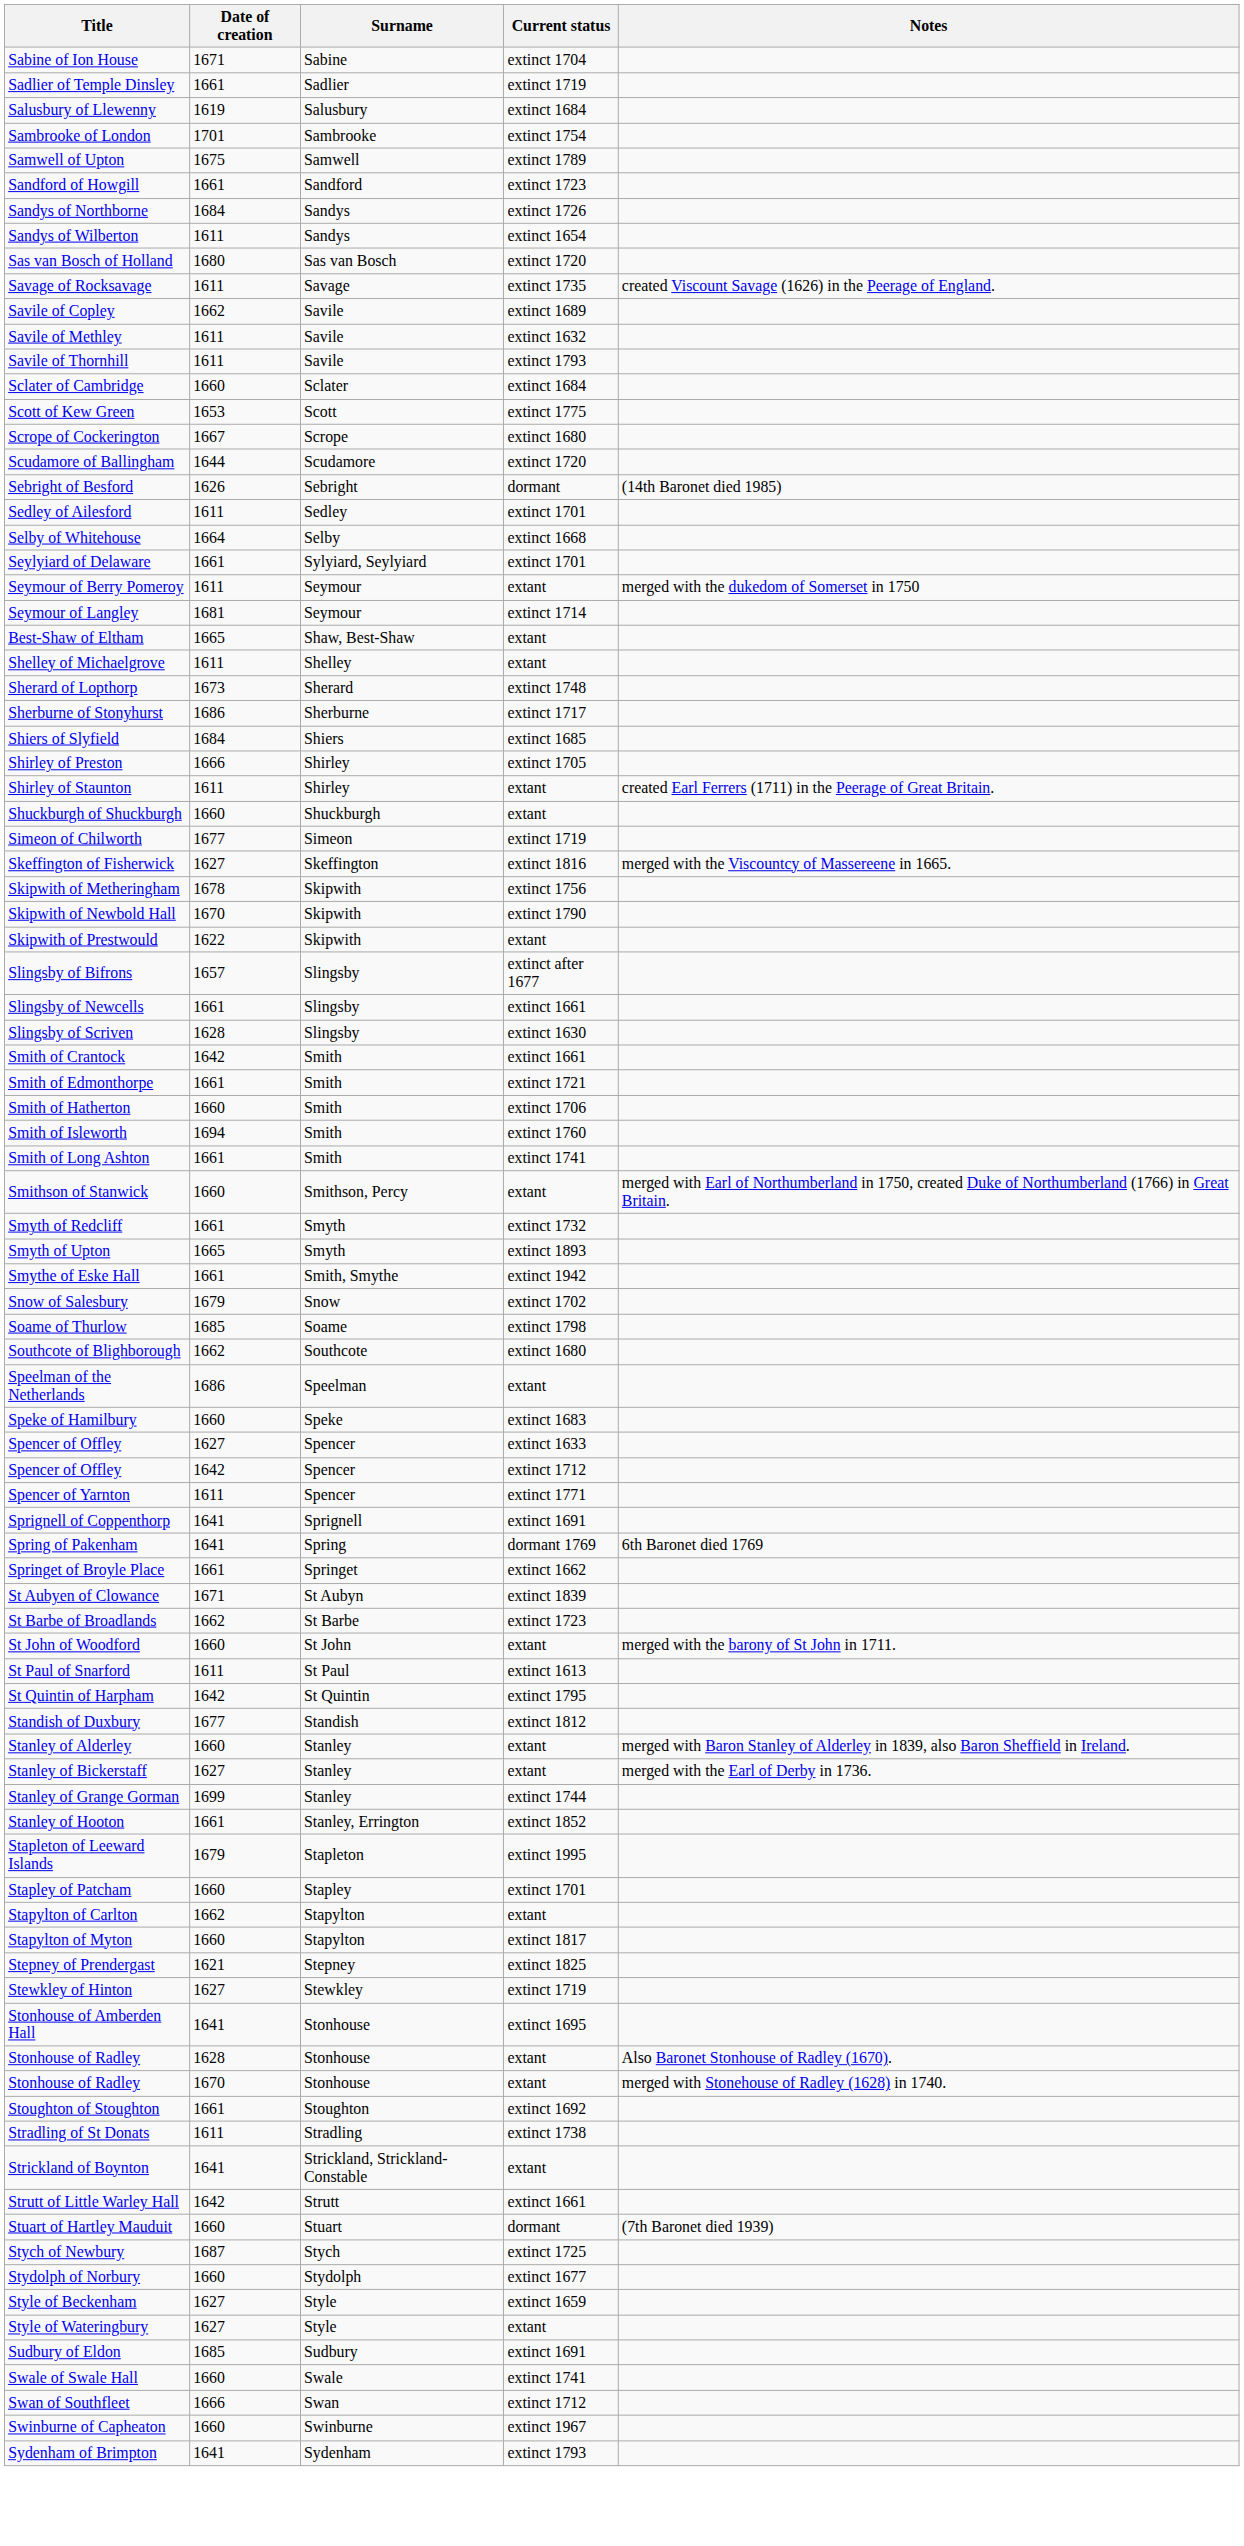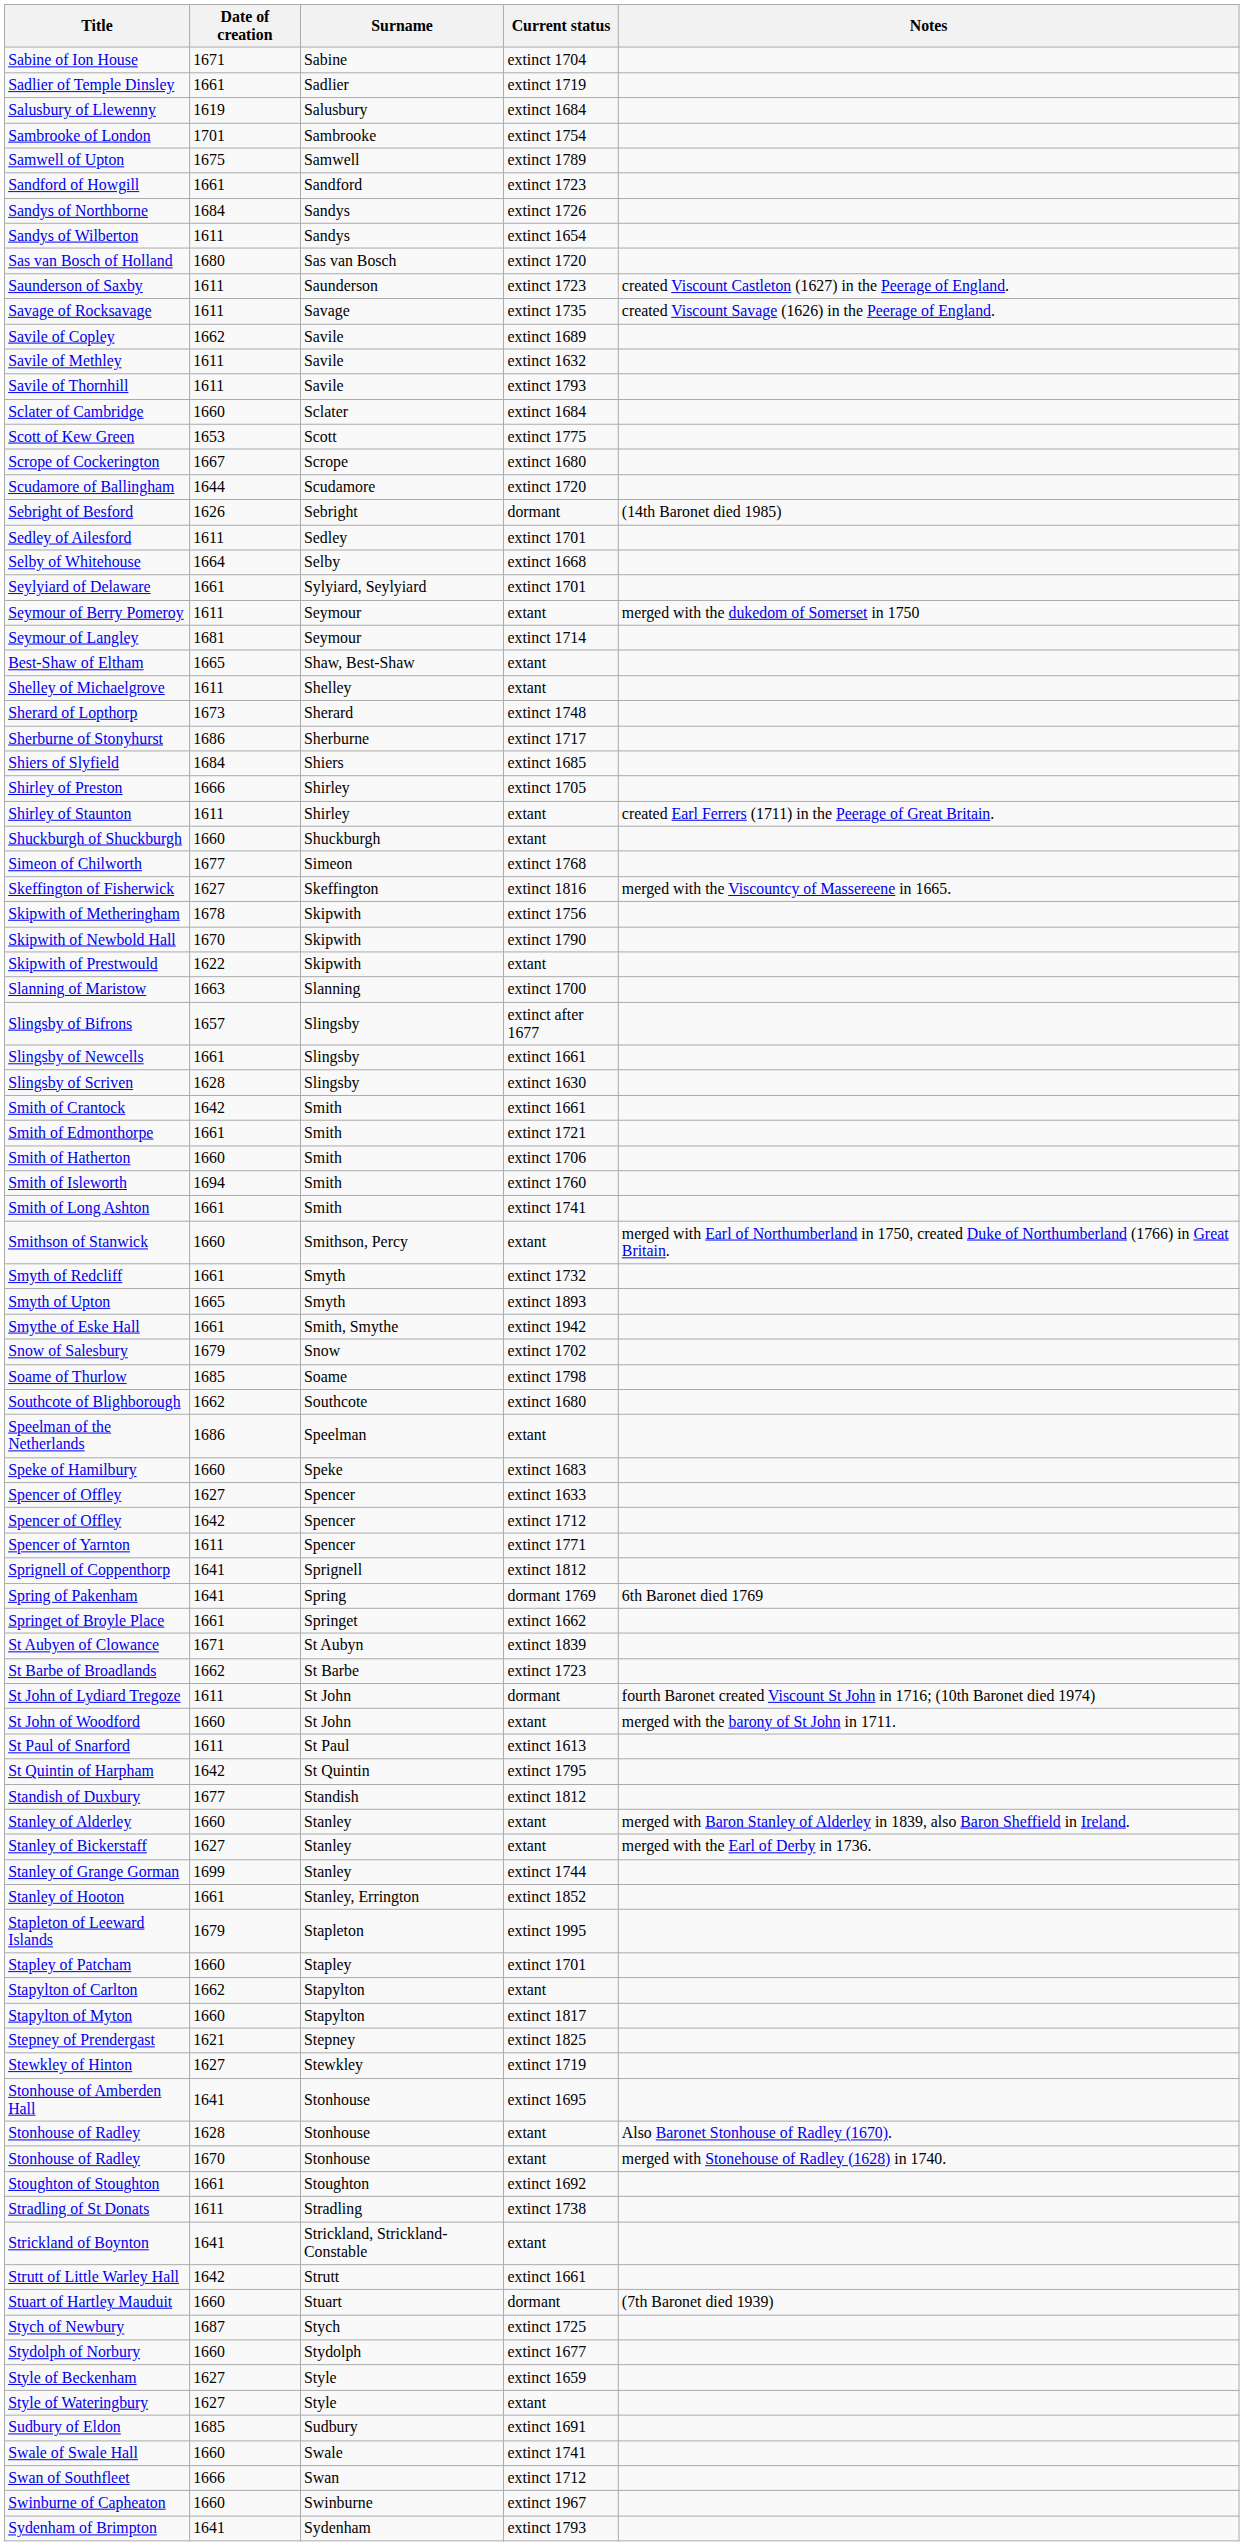+ row: (75, 286)
(547, 838) extinct 1719 -> (547, 863) extinct 1768
+ row: (77, 989)
(547, 1520) extinct 1691 -> (547, 1570) extinct 1812
+ row: (94, 1696)
